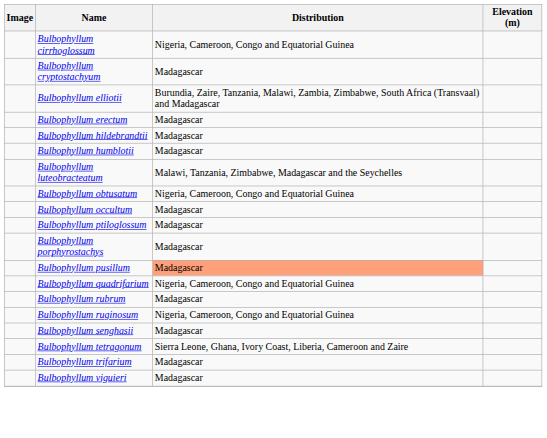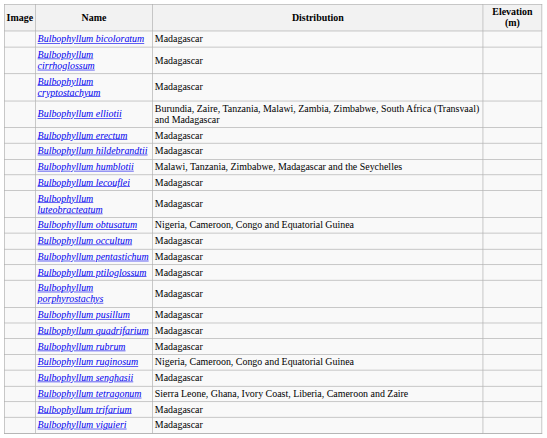+ row: (91, 39)
(254, 44) Nigeria, Cameroon, Congo and Equatorial Guinea -> (179, 60) Madagascar
(179, 151) Madagascar -> (278, 167) Malawi, Tanzania, Zimbabwe, Madagascar and the Seychelles
+ row: (84, 182)
(278, 172) Malawi, Tanzania, Zimbabwe, Madagascar and the Seychelles -> (179, 204) Madagascar
+ row: (93, 256)
(179, 268) lightsalmon background -> (179, 315) no background
(254, 283) Nigeria, Cameroon, Congo and Equatorial Guinea -> (179, 331) Madagascar
